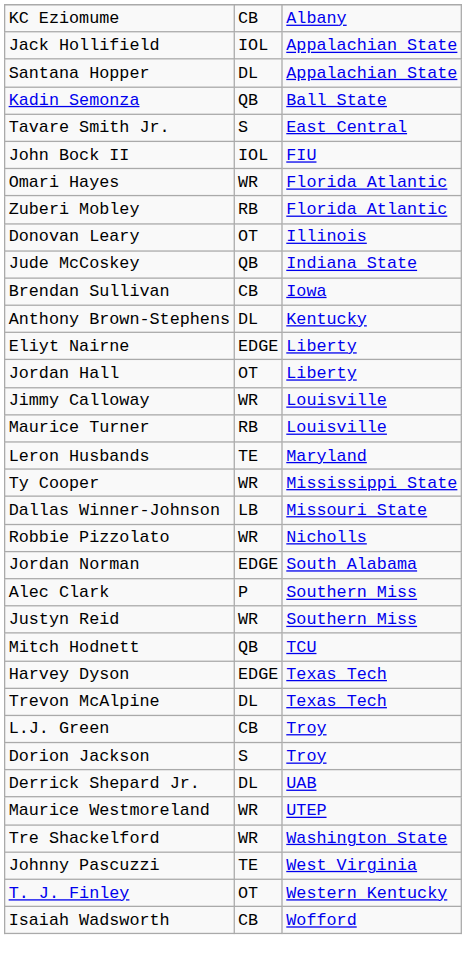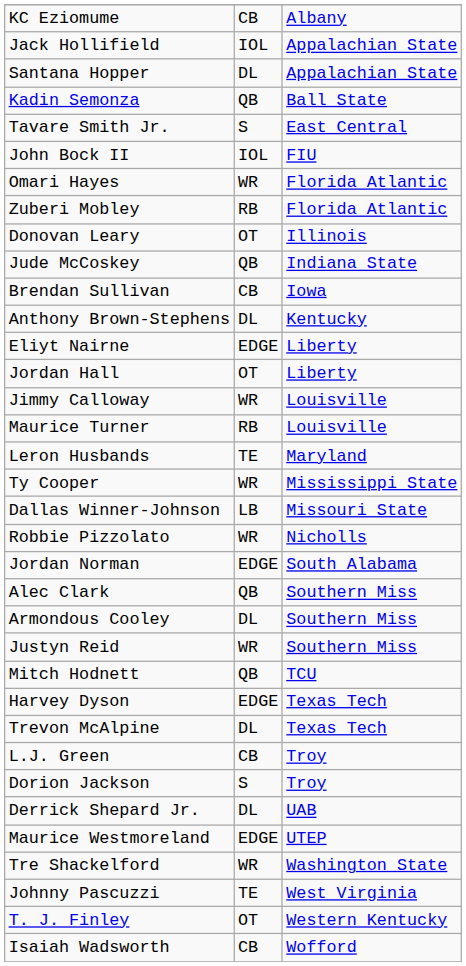(243, 592) P -> (248, 592) QB
+ row: (89, 620)
(248, 811) WR -> (258, 838) EDGE
